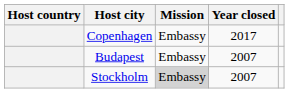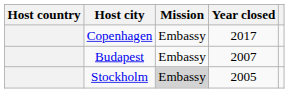(244, 77) 2007 -> (244, 77) 2005
